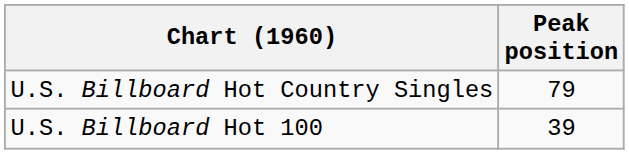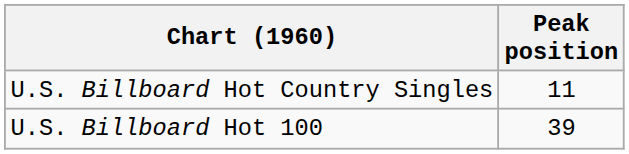(561, 90) 79 -> (561, 90) 11
